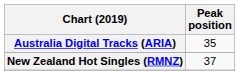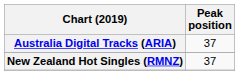(210, 43) 35 -> (210, 43) 37
